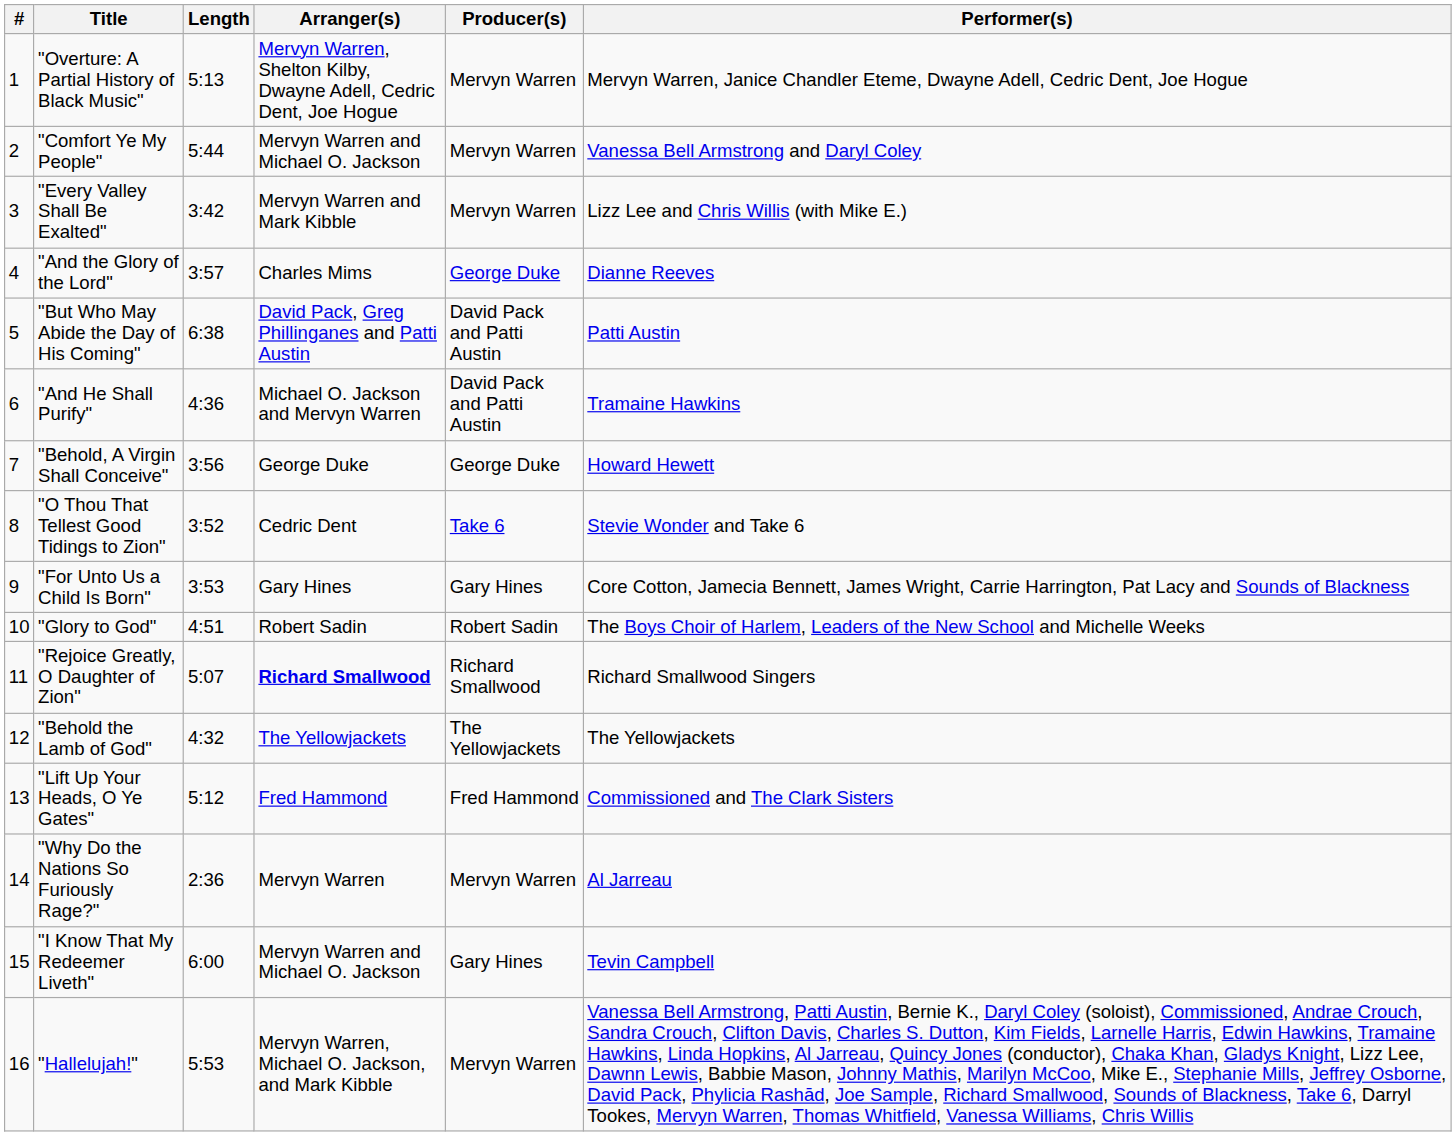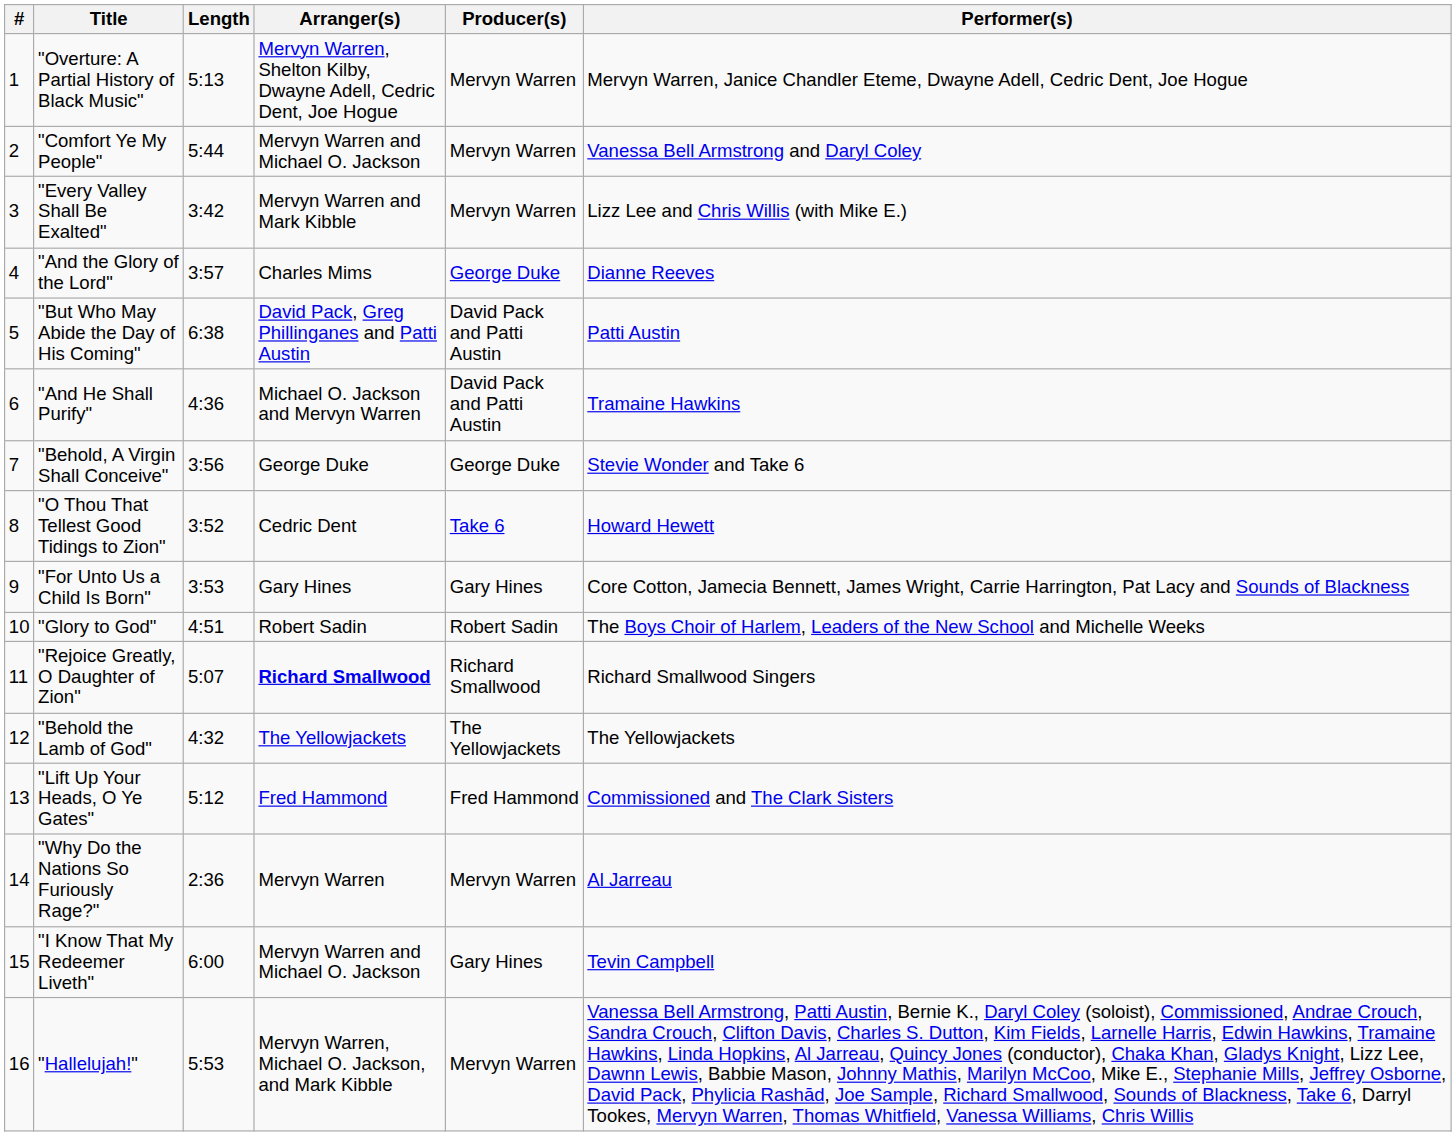(651, 465) Howard Hewett -> (696, 465) Stevie Wonder and Take 6
(696, 526) Stevie Wonder and Take 6 -> (651, 526) Howard Hewett
